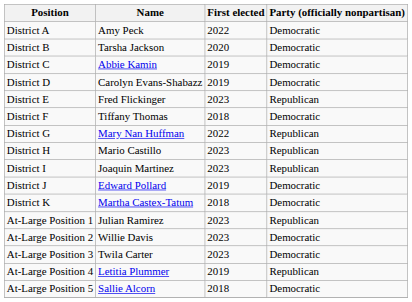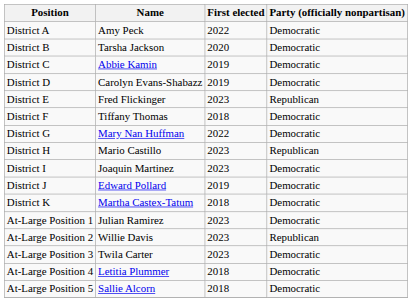(294, 133) Republican -> (295, 133) Democratic
(294, 168) Republican -> (295, 168) Democratic
(294, 220) Republican -> (295, 220) Democratic
(295, 237) Democratic -> (294, 237) Republican
(218, 271) 2019 -> (218, 271) 2018
(294, 271) Republican -> (295, 271) Democratic
